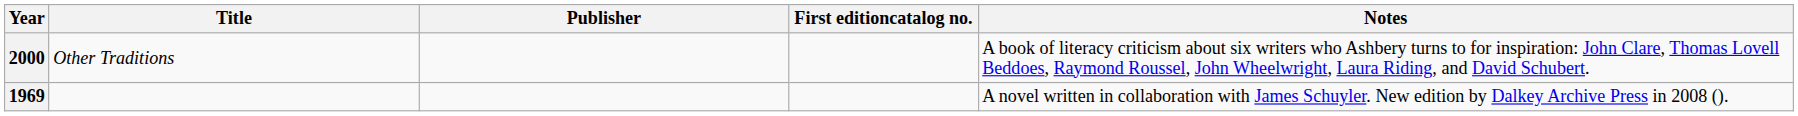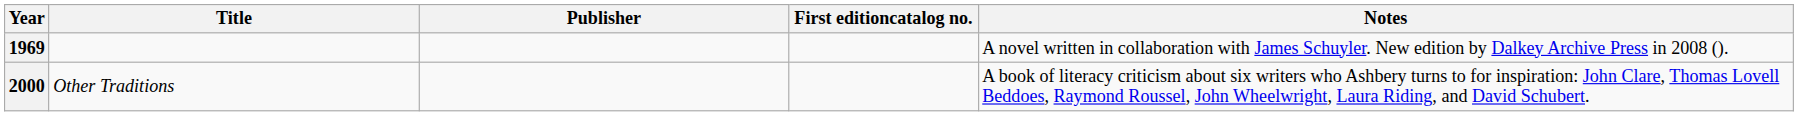rows swapped: (27, 96) <-> (27, 57)
